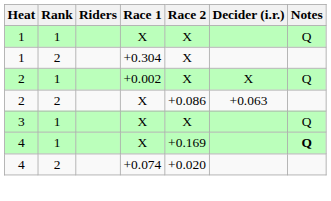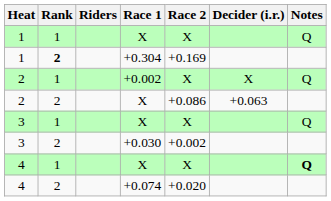(57, 57) normal -> (57, 57) bold
(187, 57) X -> (187, 57) +0.169
+ row: (21, 143)
(187, 143) +0.169 -> (187, 164) X
